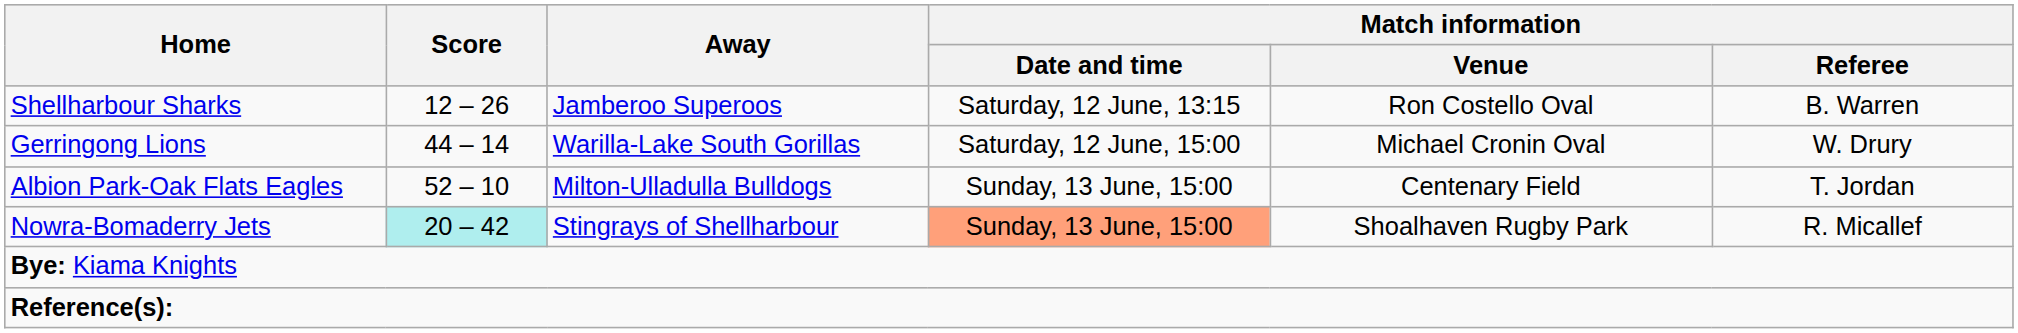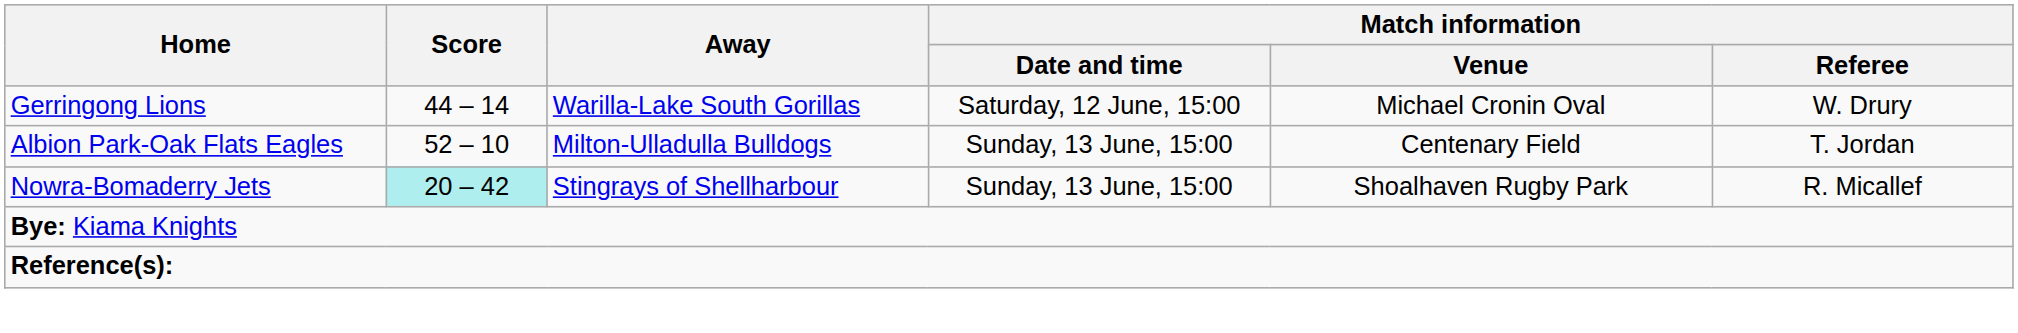- row: (126, 105)
(1099, 226) lightsalmon background -> (1099, 186) no background
